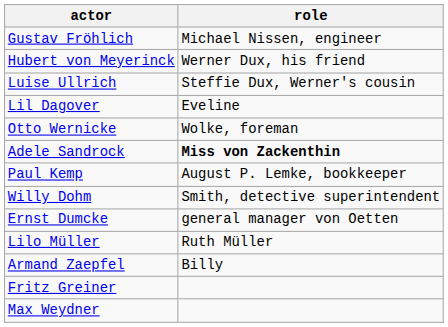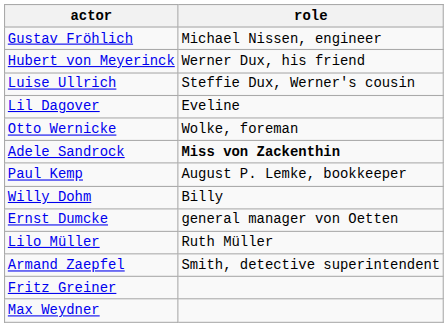(311, 197) Smith, detective superintendent -> (202, 197) Billy
(202, 265) Billy -> (311, 265) Smith, detective superintendent
